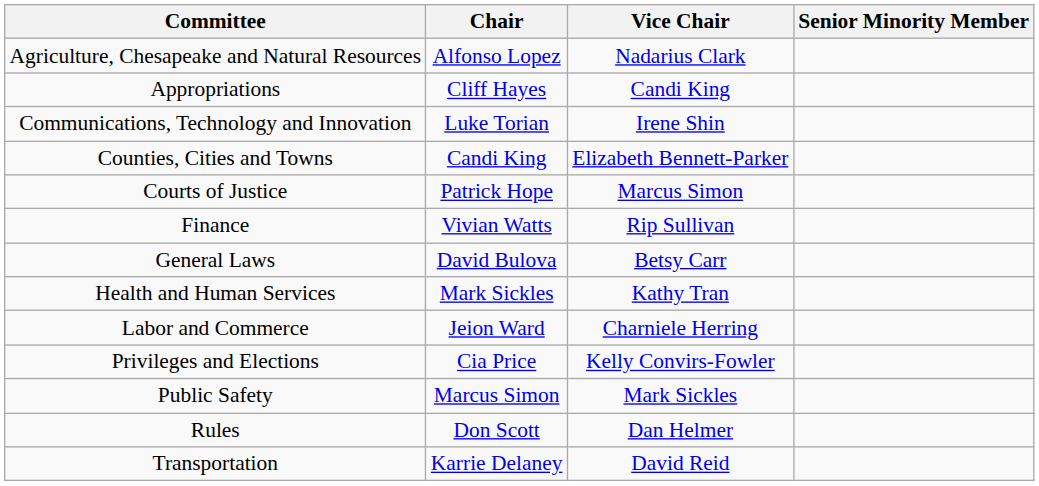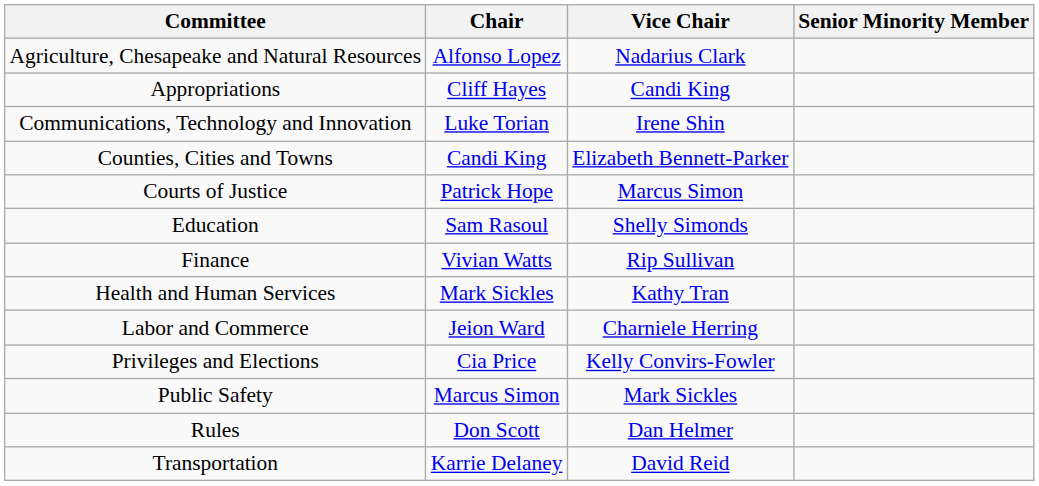+ row: (215, 225)
- row: (215, 259)
